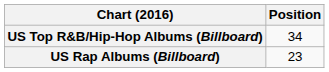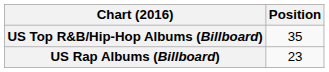(295, 36) 34 -> (295, 36) 35
